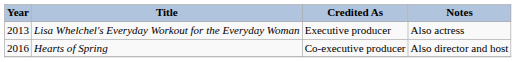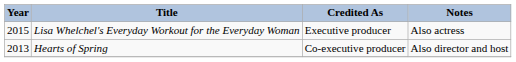(18, 30) 2013 -> (18, 30) 2015
(18, 48) 2016 -> (18, 48) 2013
